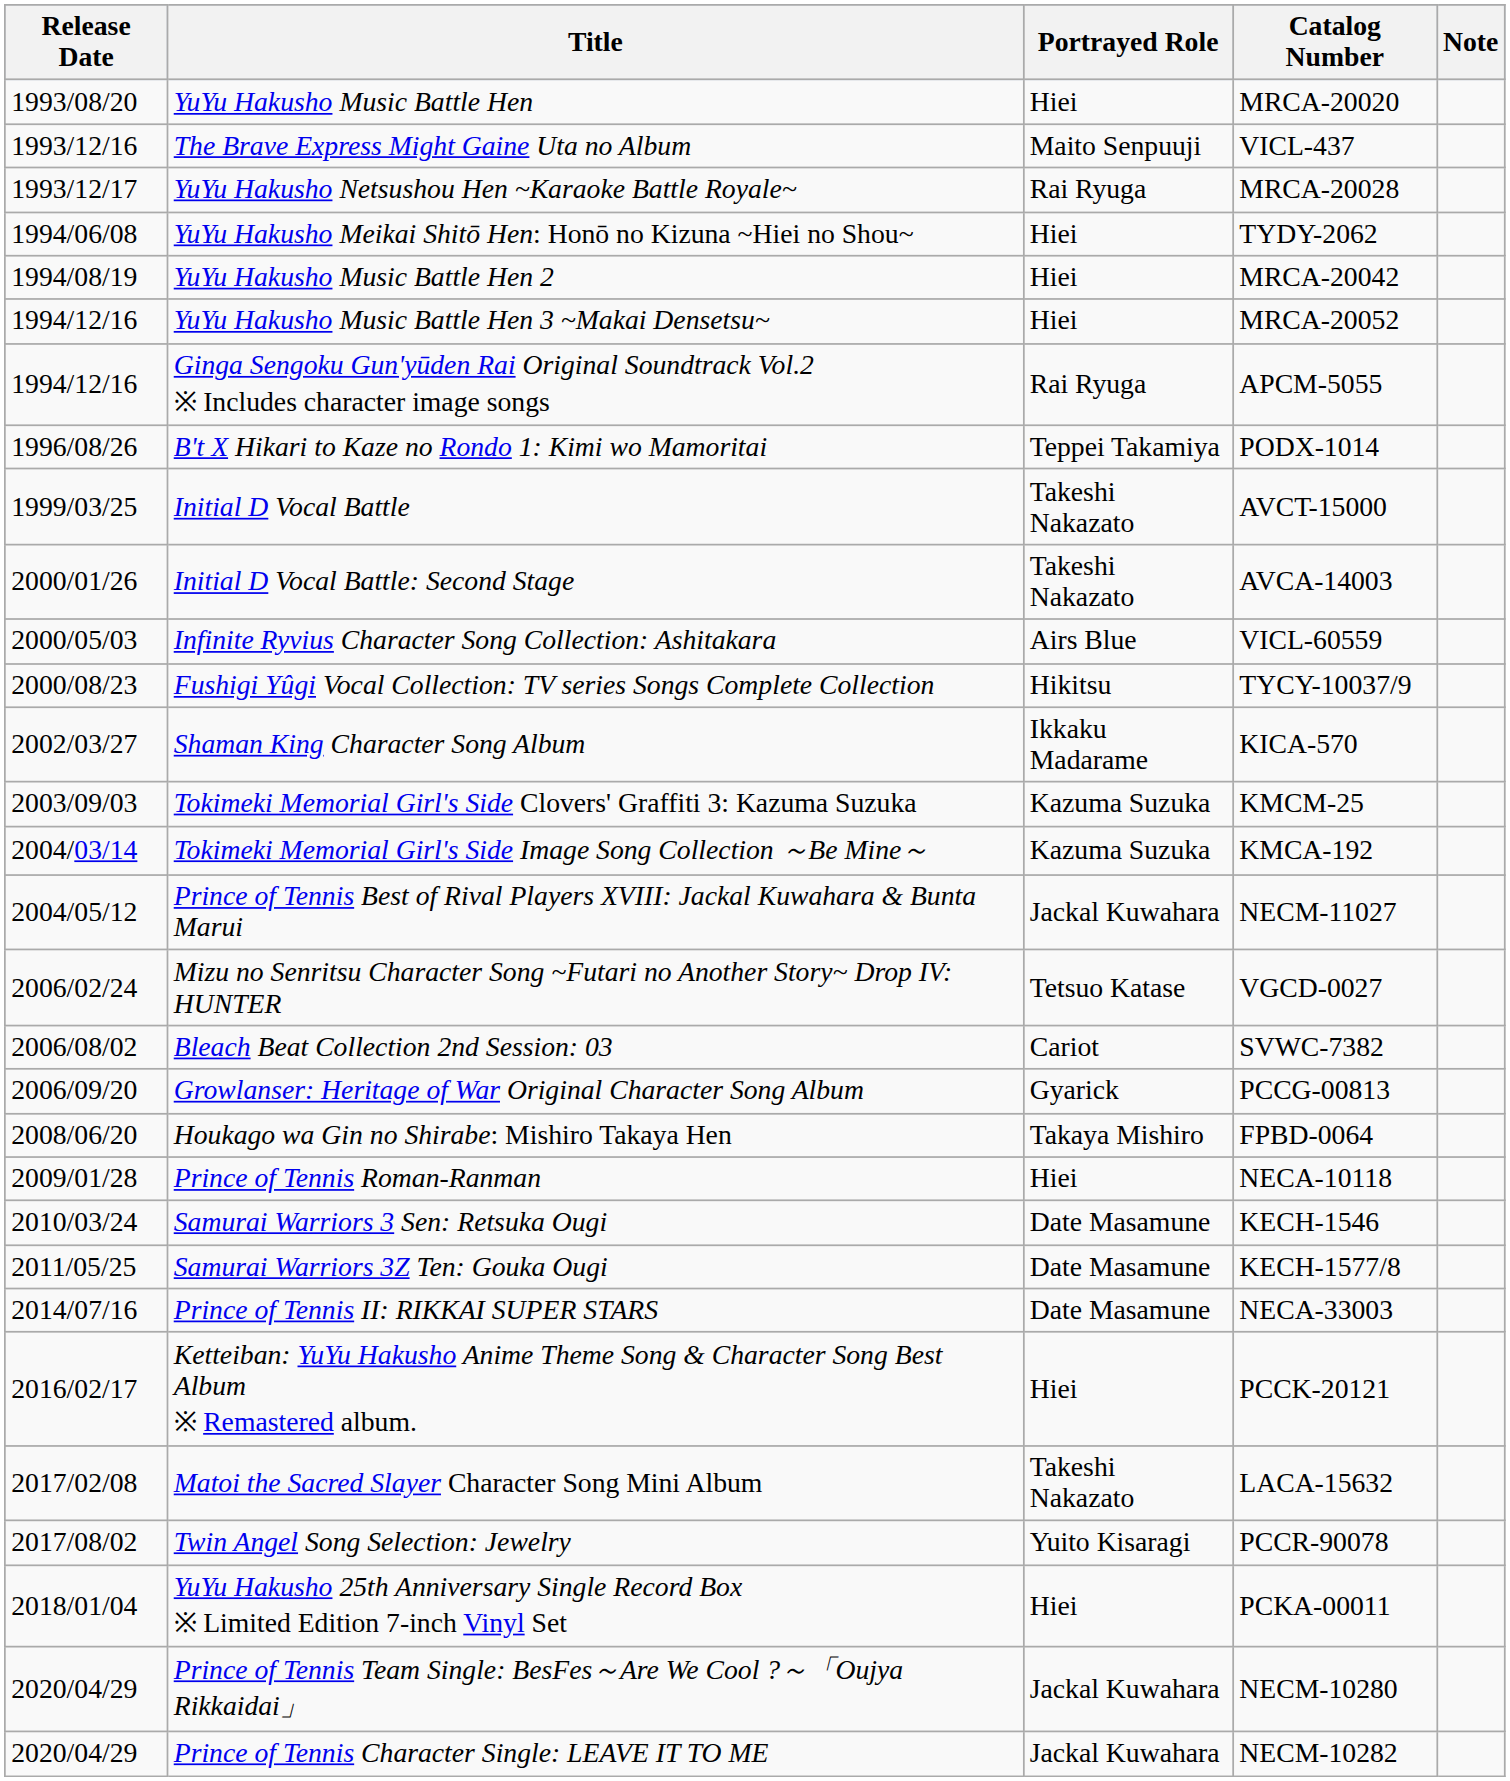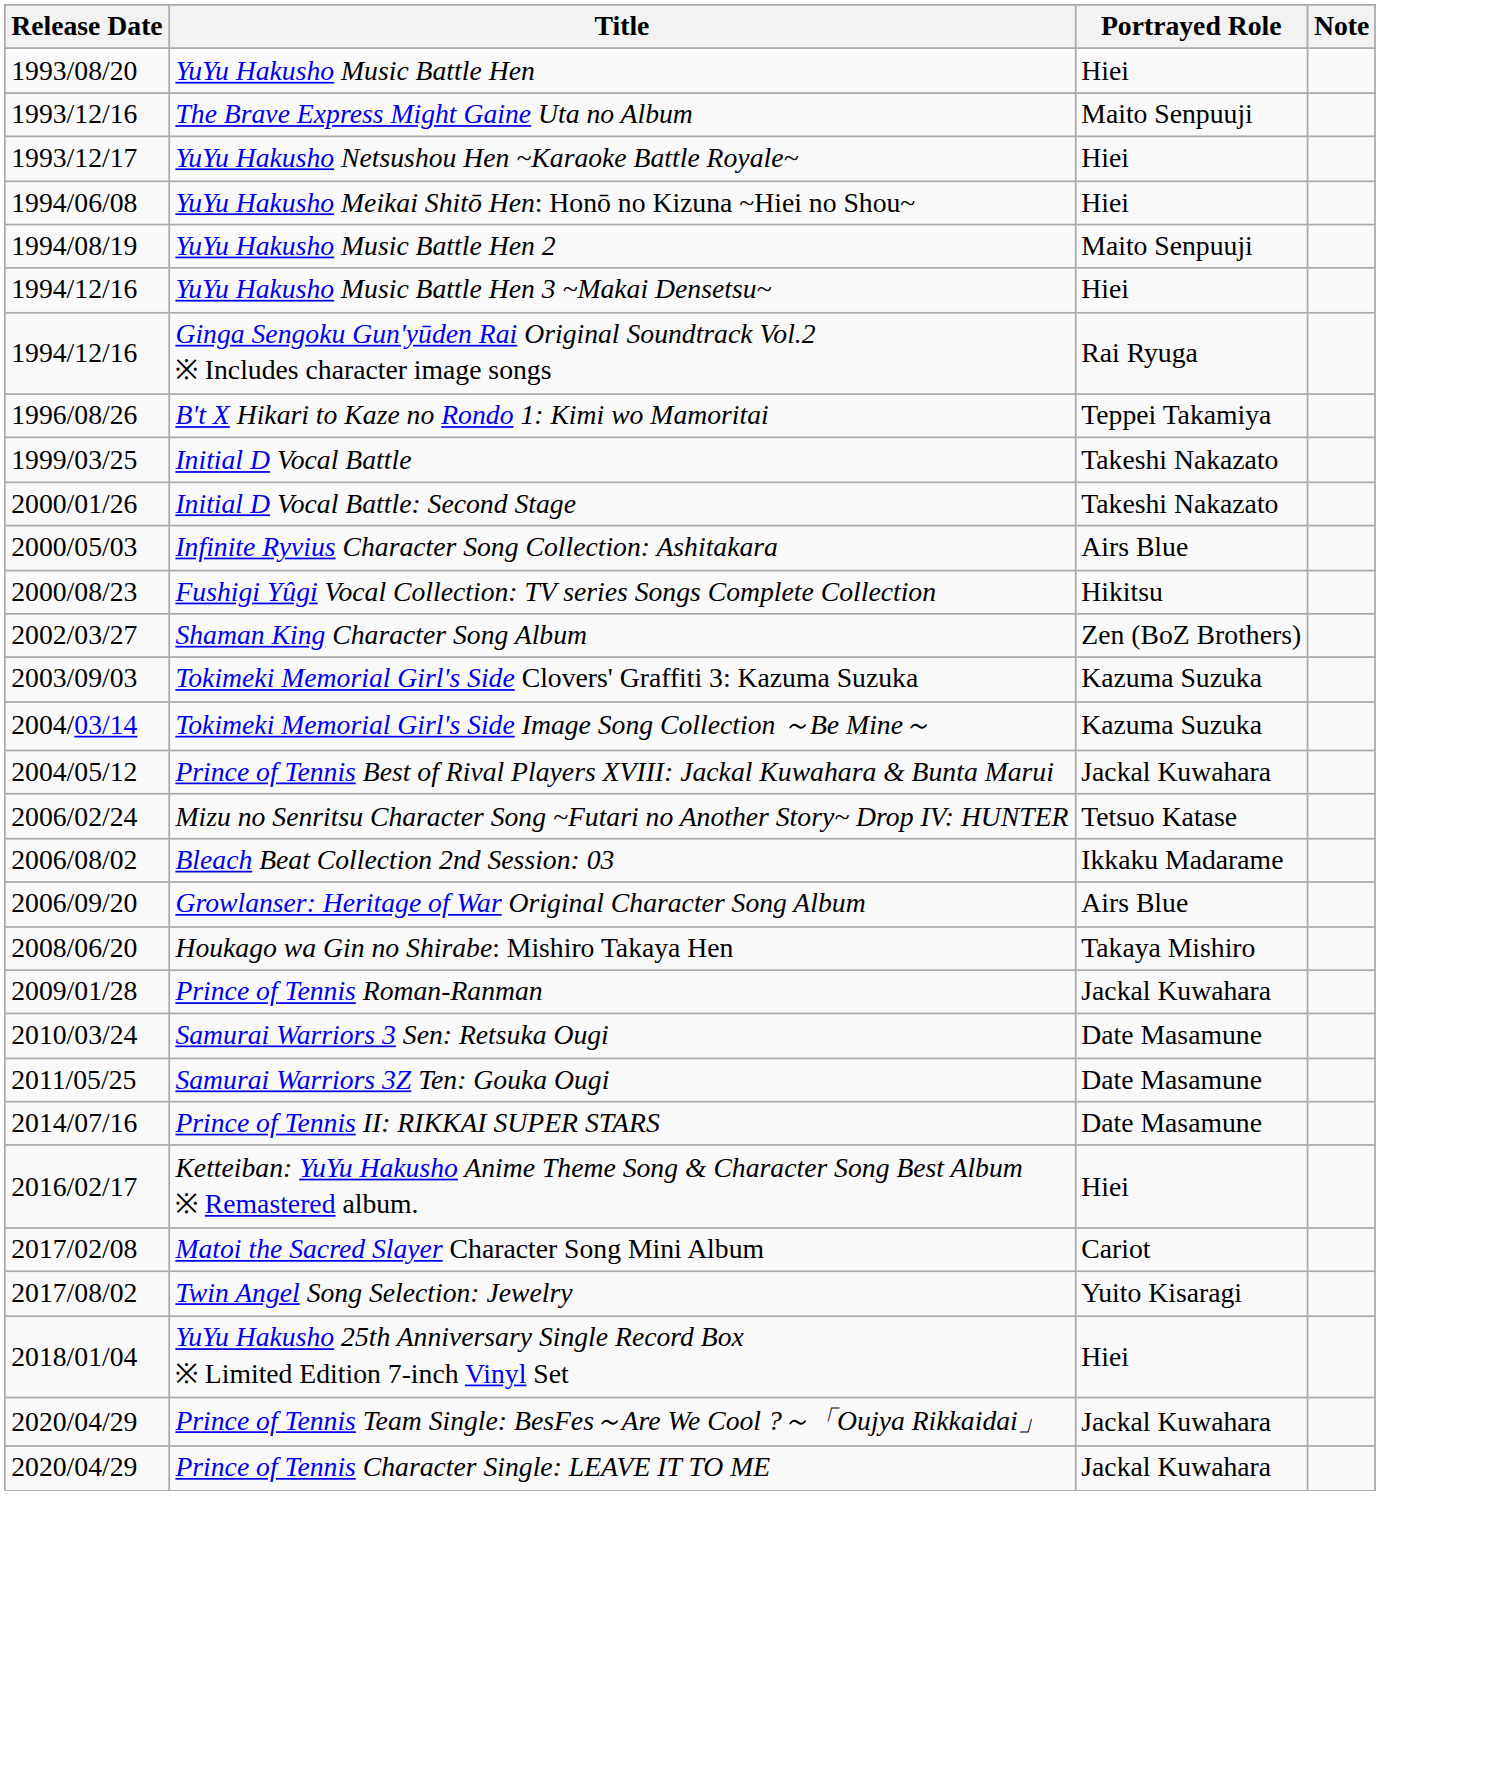- column: (1335, 42)
(1088, 189) Rai Ryuga -> (1105, 158) Hiei
(1054, 277) Hiei -> (1167, 245) Maito Senpuuji
(1089, 744) Ikkaku Madarame -> (1191, 635) Zen (BoZ Brothers)
(1064, 1046) Cariot -> (1182, 859) Ikkaku Madarame
(1074, 1090) Gyarick -> (1135, 903) Airs Blue
(1054, 1178) Hiei -> (1176, 991) Jackal Kuwahara
(1082, 1482) Takeshi Nakazato -> (1116, 1249) Cariot
